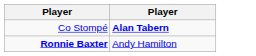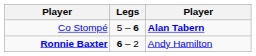+ column: (128, 12)
